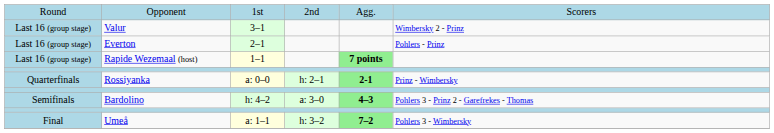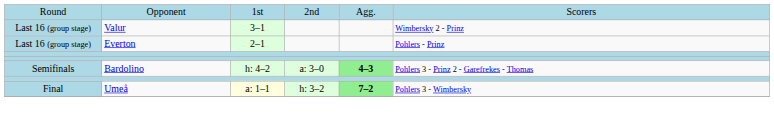- row: (151, 59)
- row: (127, 79)
